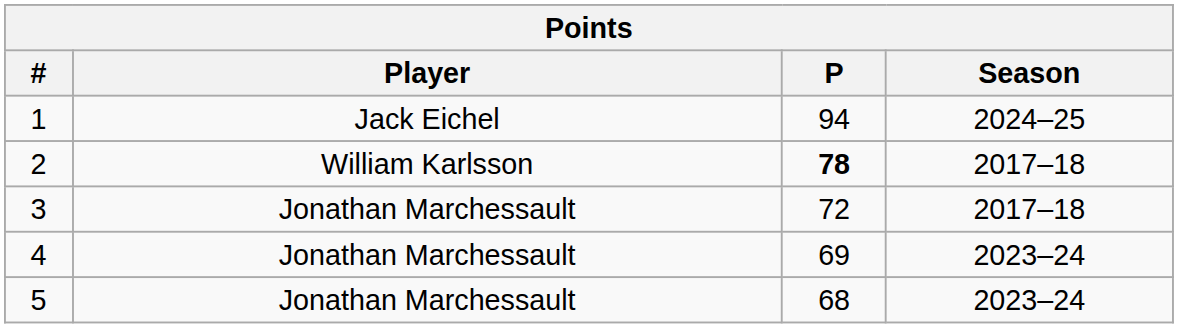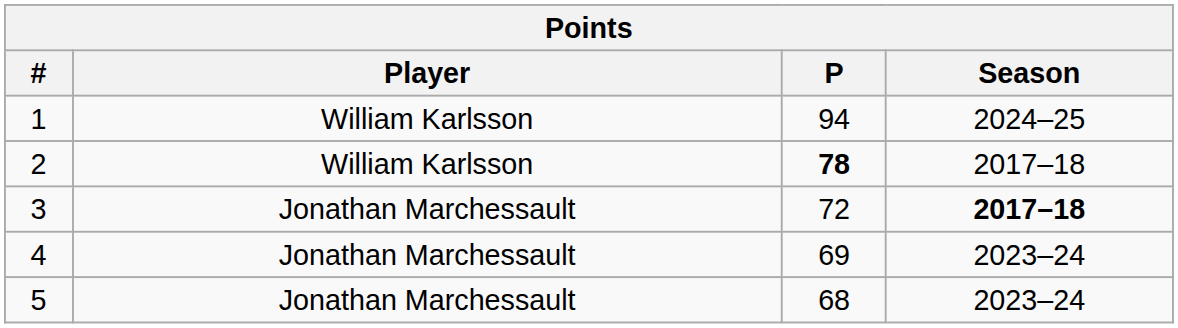(427, 119) Jack Eichel -> (427, 119) William Karlsson
(1029, 210) normal -> (1029, 210) bold
